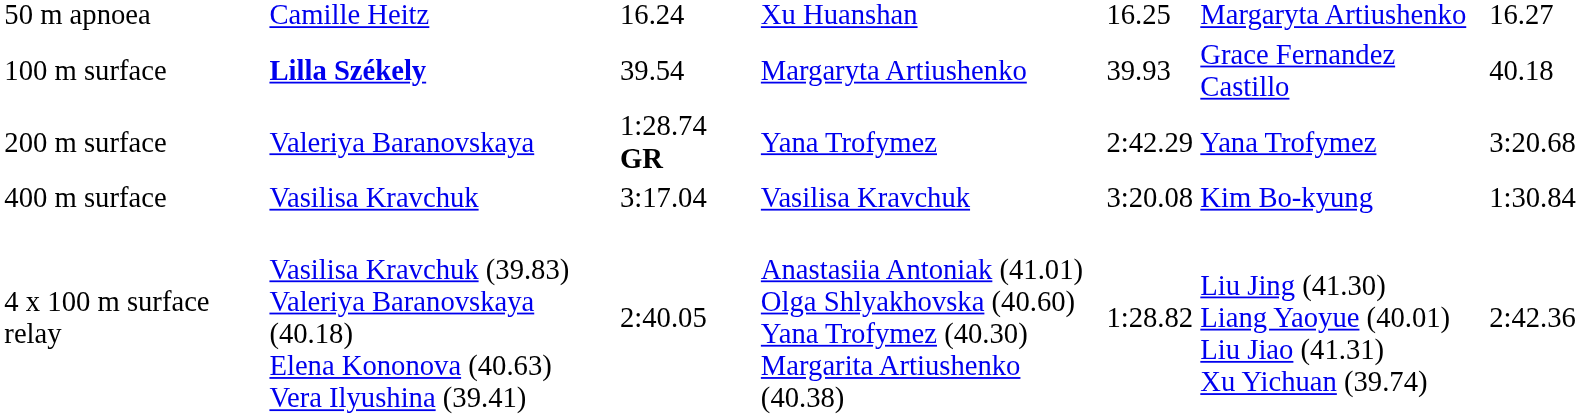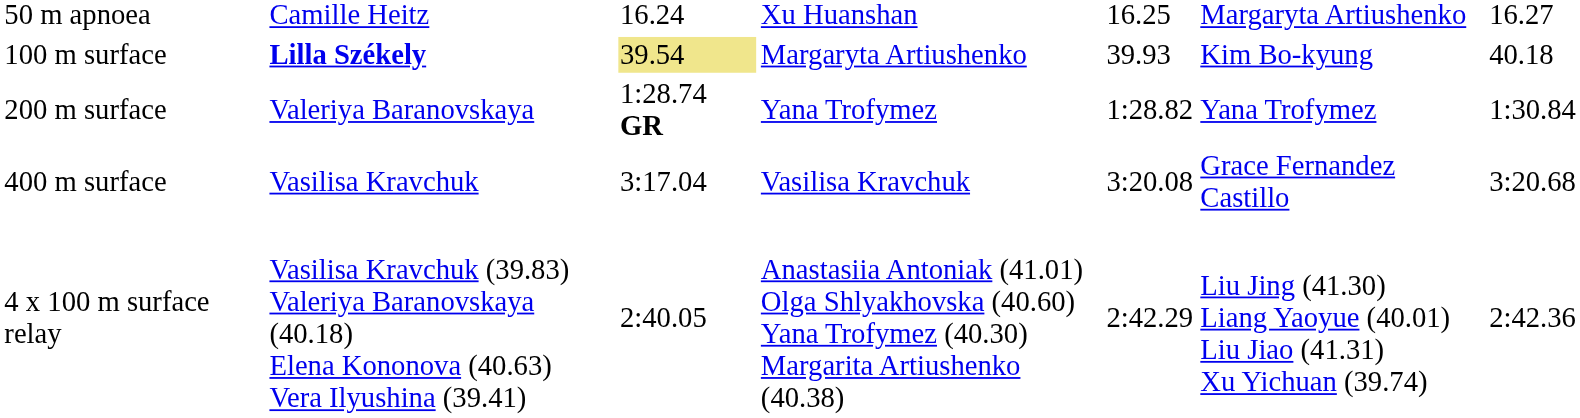(652, 70) no background -> (652, 54) khaki background
(1298, 70) Grace Fernandez Castillo -> (1287, 54) Kim Bo-kyung
(1150, 142) 2:42.29 -> (1150, 109) 1:28.82
(1533, 142) 3:20.68 -> (1533, 109) 1:30.84
(1287, 197) Kim Bo-kyung -> (1298, 181) Grace Fernandez Castillo
(1533, 197) 1:30.84 -> (1533, 181) 3:20.68
(1150, 317) 1:28.82 -> (1150, 317) 2:42.29
